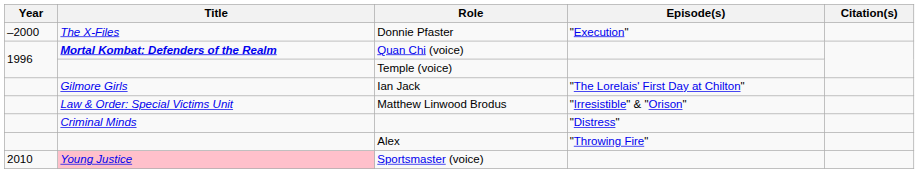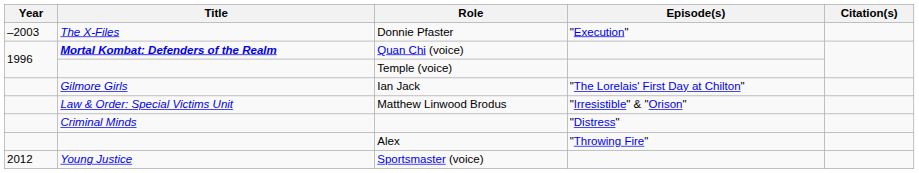(23, 31) –2000 -> (23, 31) –2003
(20, 159) 2010 -> (20, 159) 2012
(96, 159) pink background -> (96, 159) no background
